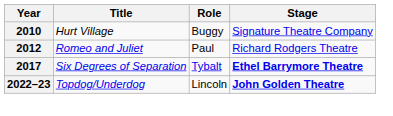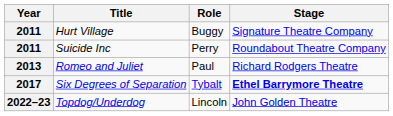(29, 31) 2010 -> (29, 31) 2011
+ row: (83, 48)
(29, 48) 2012 -> (29, 66) 2013
(288, 84) bold -> (285, 102) normal
